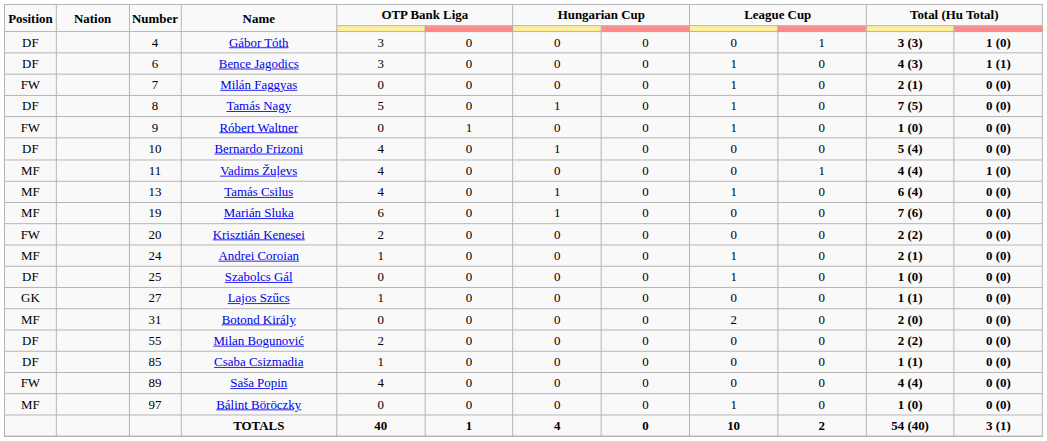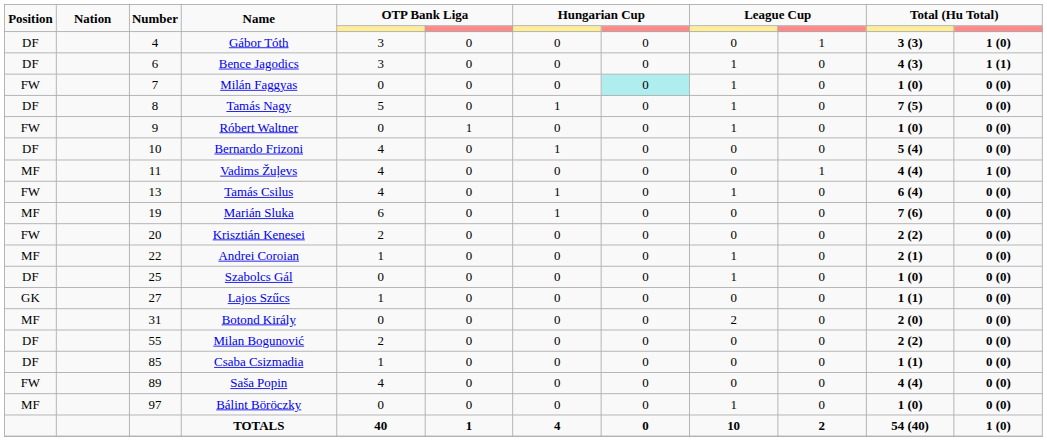(645, 85) no background -> (645, 85) paleturquoise background
(910, 85) 2 (1) -> (910, 85) 1 (0)
(30, 191) MF -> (30, 191) FW
(155, 255) 24 -> (155, 255) 22
(998, 426) 3 (1) -> (998, 426) 1 (0)
